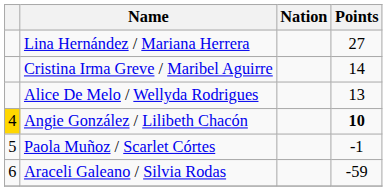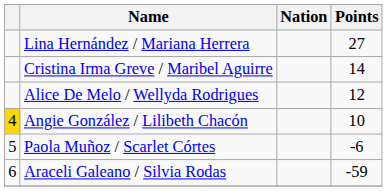(357, 95) 13 -> (357, 95) 12
(357, 120) bold -> (357, 120) normal
(357, 146) -1 -> (357, 146) -6
